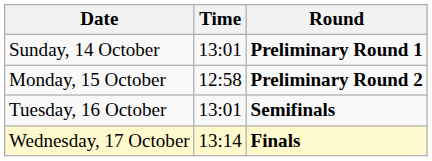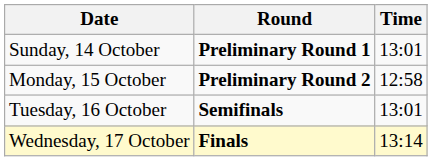columns swapped: (220, 19) <-> (337, 19)
